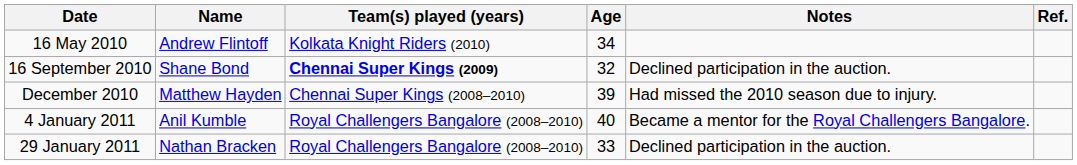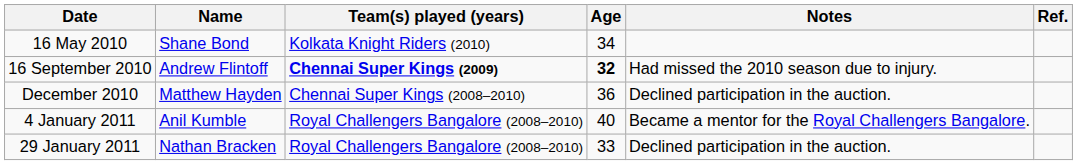(213, 43) Andrew Flintoff -> (204, 43) Shane Bond
(204, 69) Shane Bond -> (213, 69) Andrew Flintoff
(606, 69) normal -> (606, 69) bold
(760, 69) Declined participation in the auction. -> (783, 69) Had missed the 2010 season due to injury.
(606, 95) 39 -> (606, 95) 36
(783, 95) Had missed the 2010 season due to injury. -> (760, 95) Declined participation in the auction.
